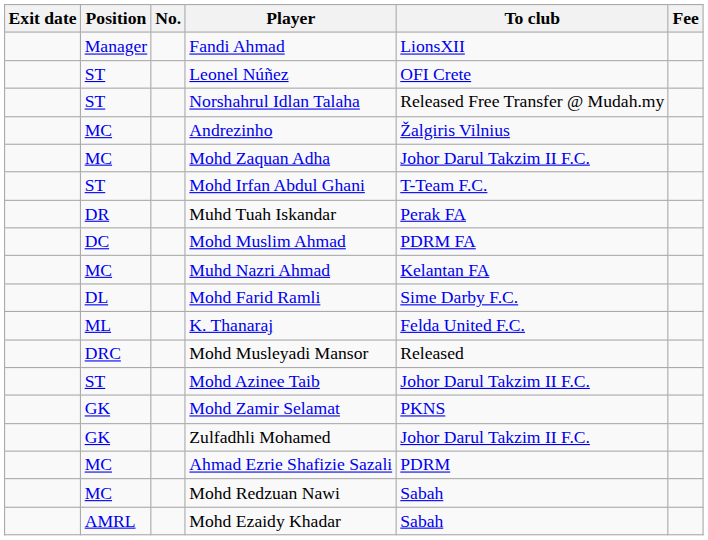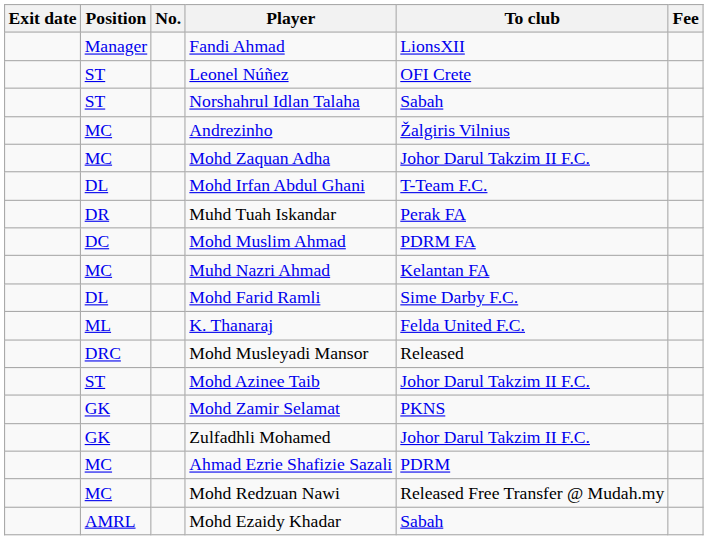(532, 102) Released Free Transfer @ Mudah.my -> (422, 102) Sabah
(95, 185) ST -> (96, 185) DL
(422, 492) Sabah -> (532, 492) Released Free Transfer @ Mudah.my
